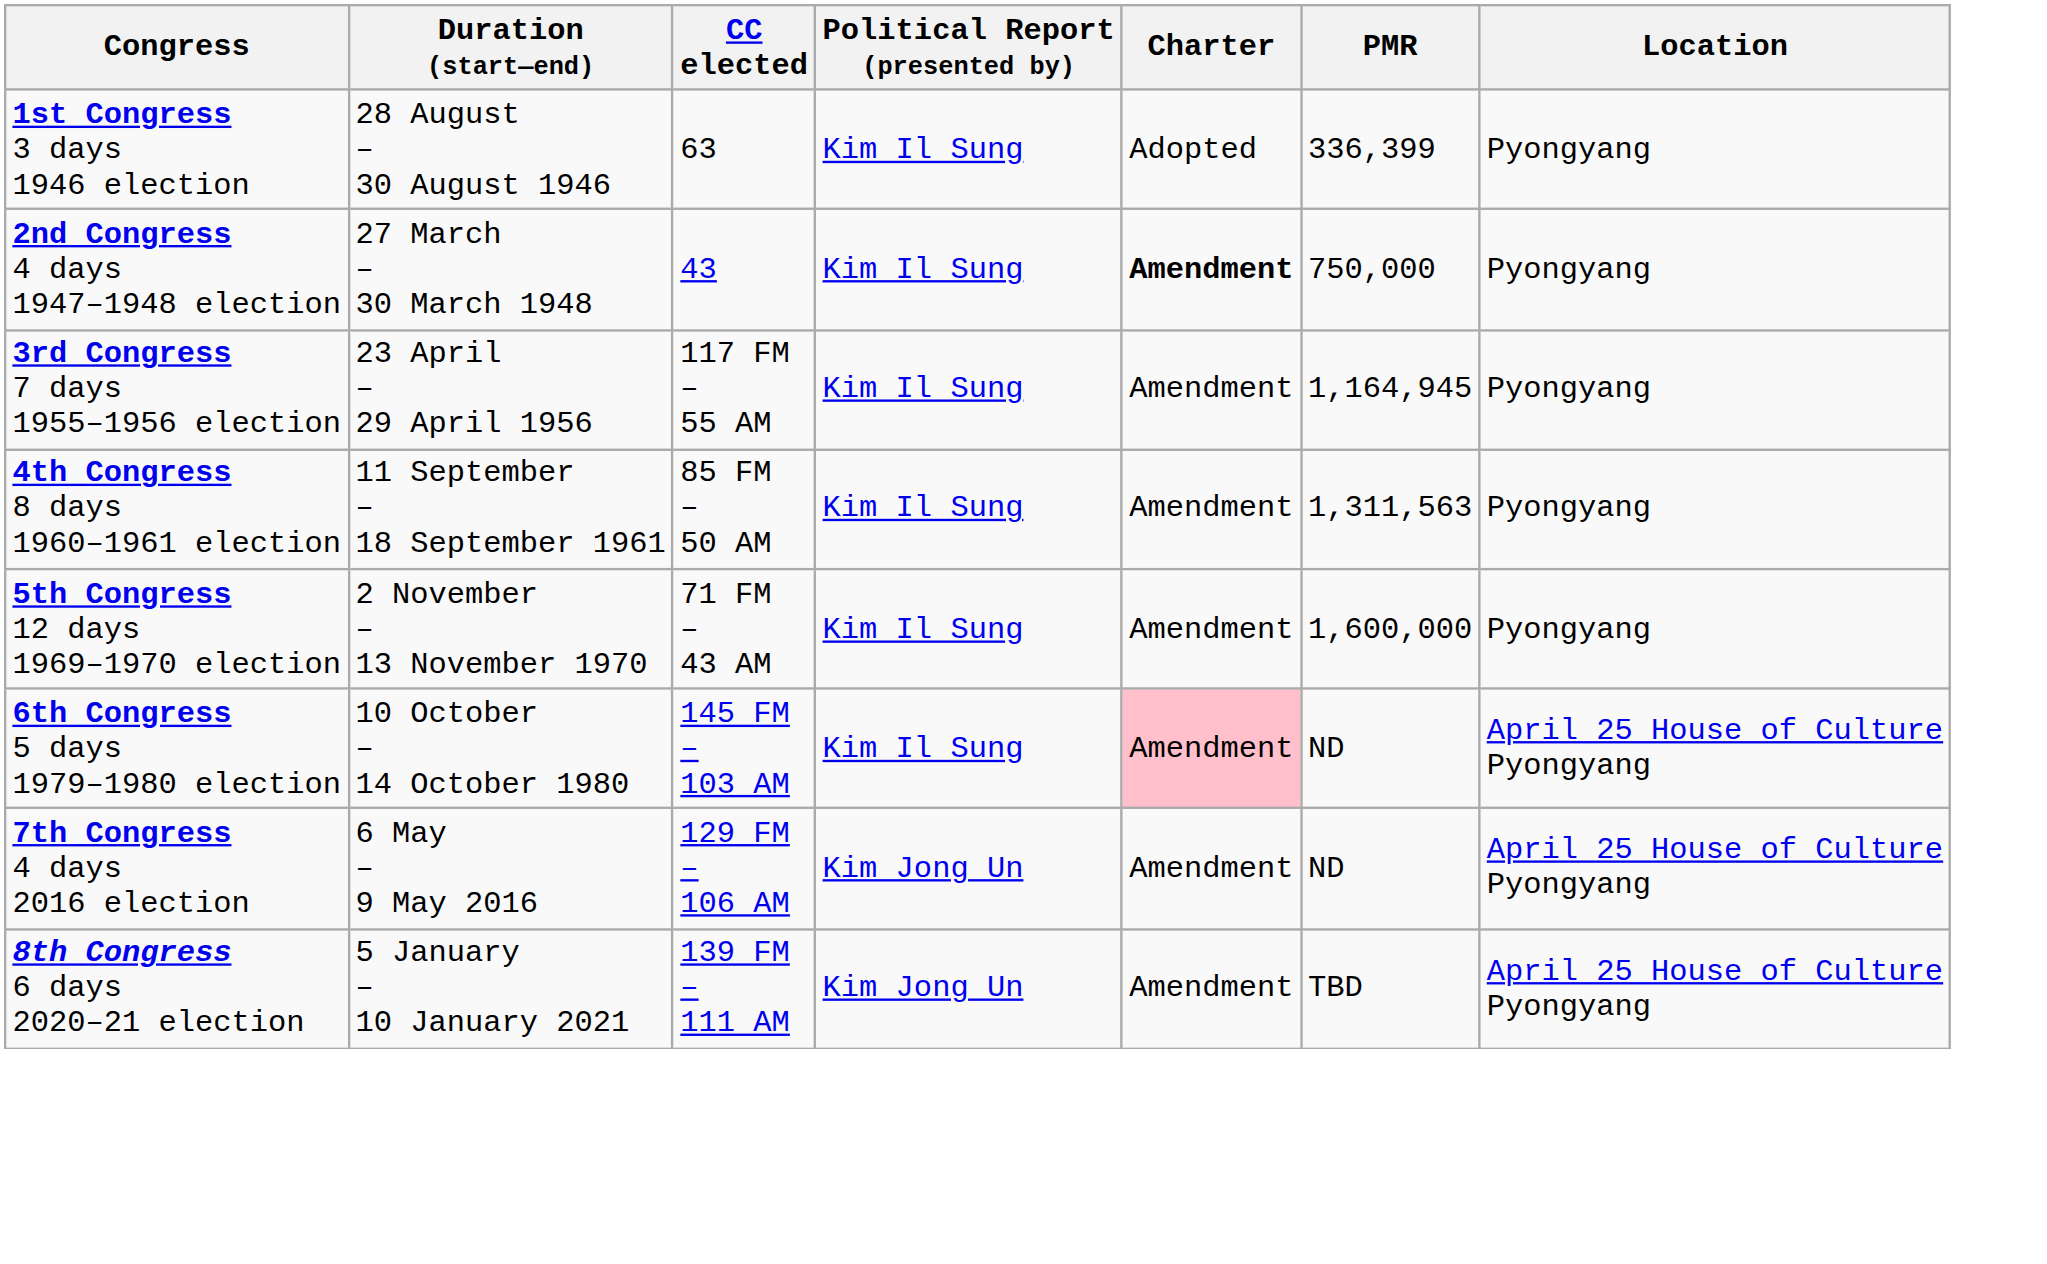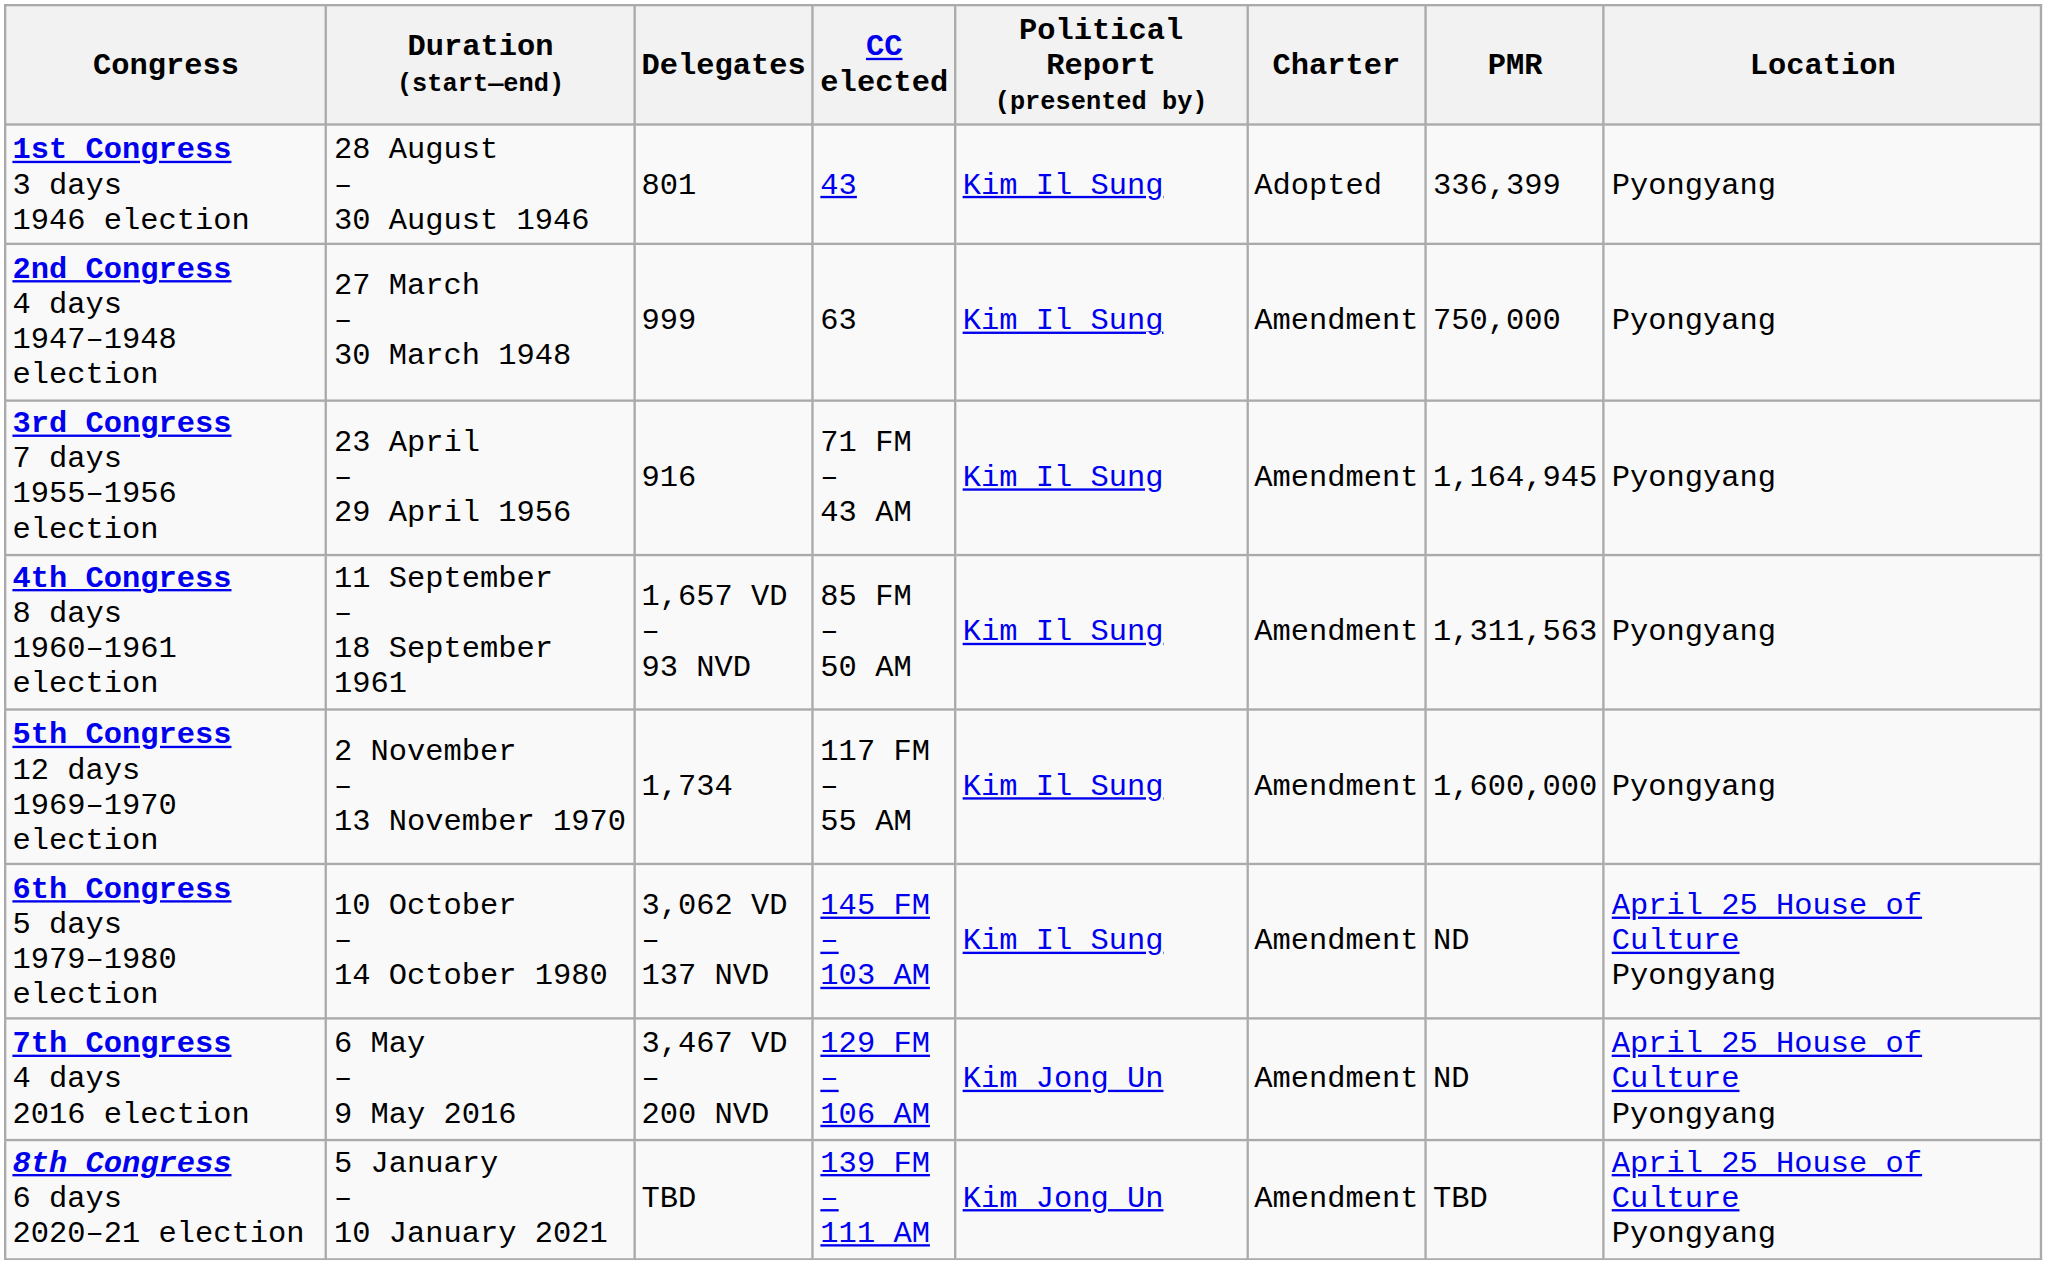+ column: (724, 65)
(699, 150) 63 -> (839, 185) 43
(699, 270) 43 -> (839, 322) 63
(1211, 270) bold -> (1336, 322) normal
(735, 389) 117 FM – 55 AM -> (866, 477) 71 FM – 43 AM
(726, 629) 71 FM – 43 AM -> (875, 787) 117 FM – 55 AM
(1211, 749) pink background -> (1336, 942) no background
